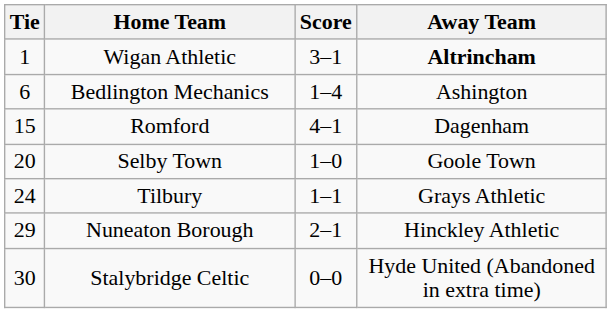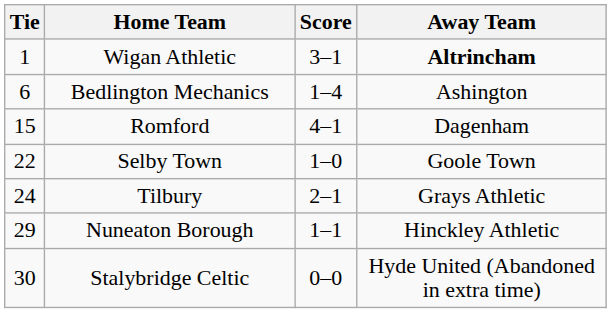(25, 160) 20 -> (25, 160) 22
(326, 195) 1–1 -> (326, 195) 2–1
(326, 230) 2–1 -> (326, 230) 1–1
